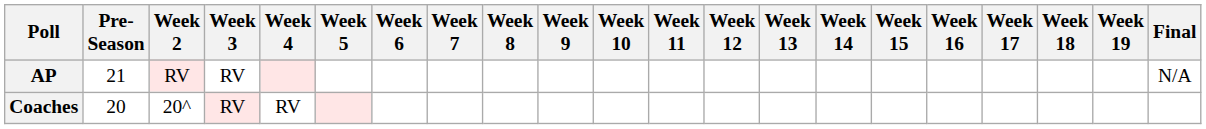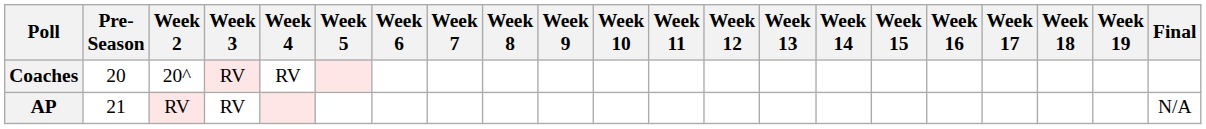rows swapped: (44, 75) <-> (44, 107)
